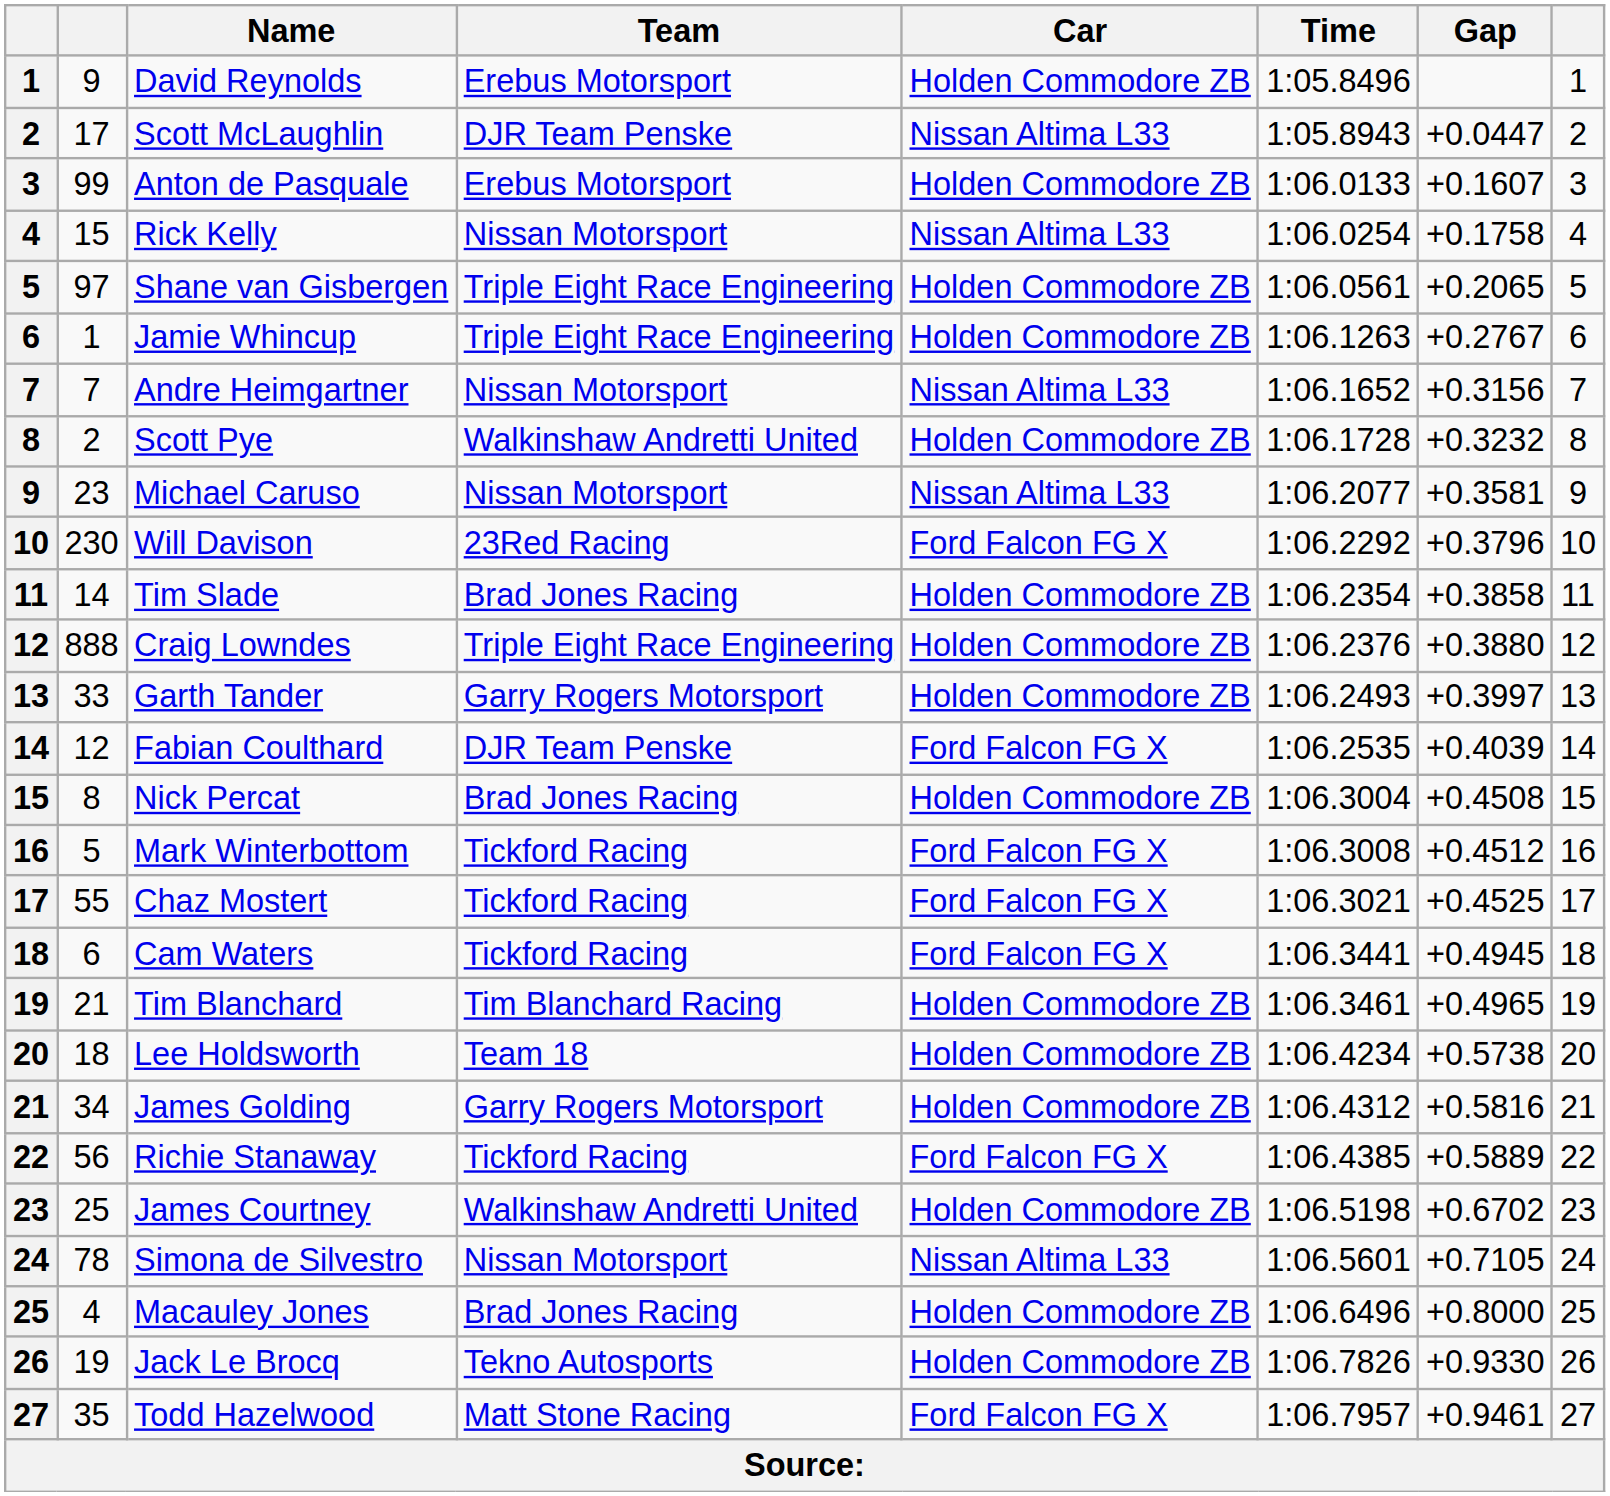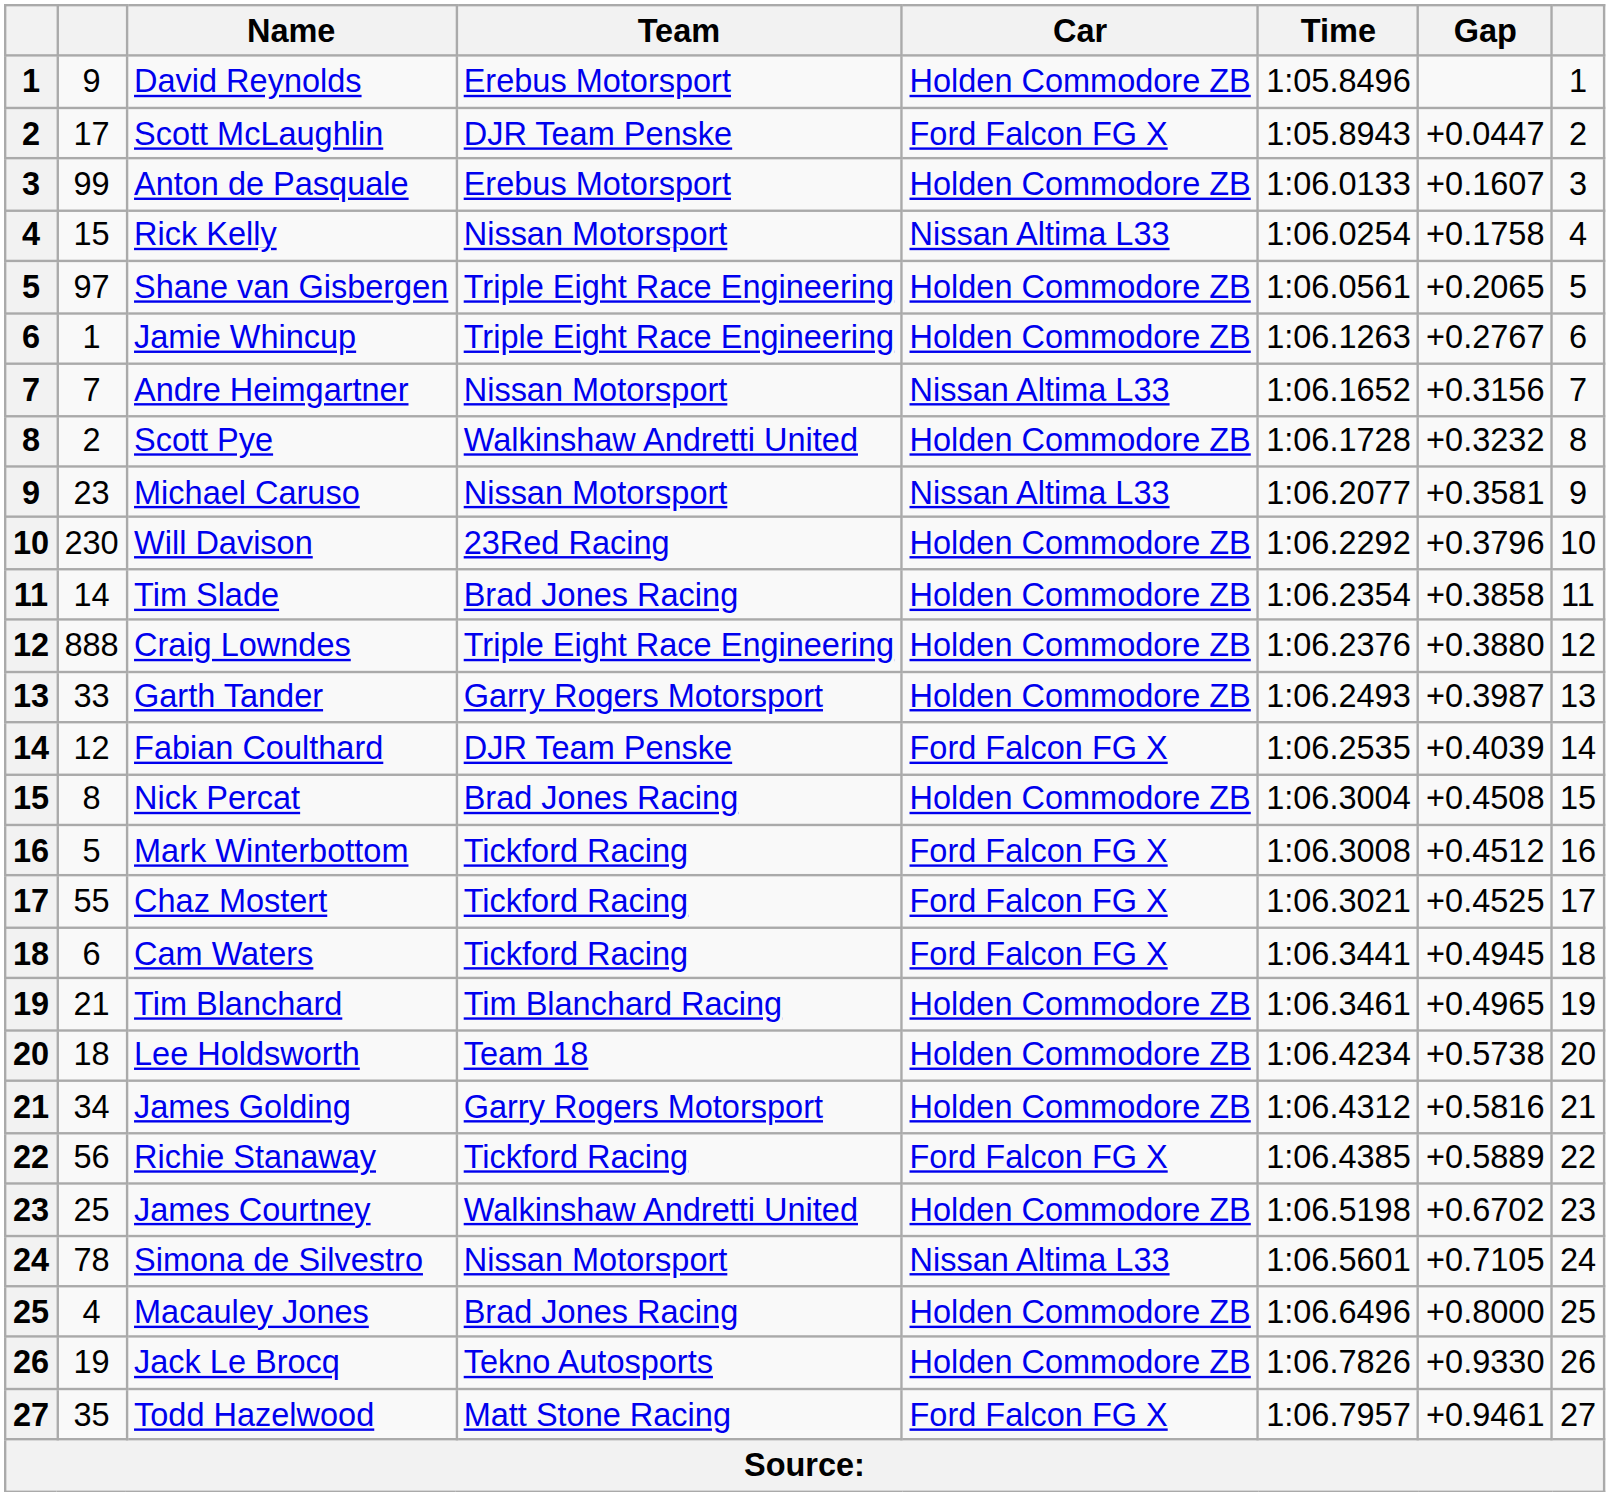(1040, 133) Nissan Altima L33 -> (1039, 133) Ford Falcon FG X
(1039, 543) Ford Falcon FG X -> (1080, 543) Holden Commodore ZB
(1485, 696) +0.3997 -> (1485, 696) +0.3987
